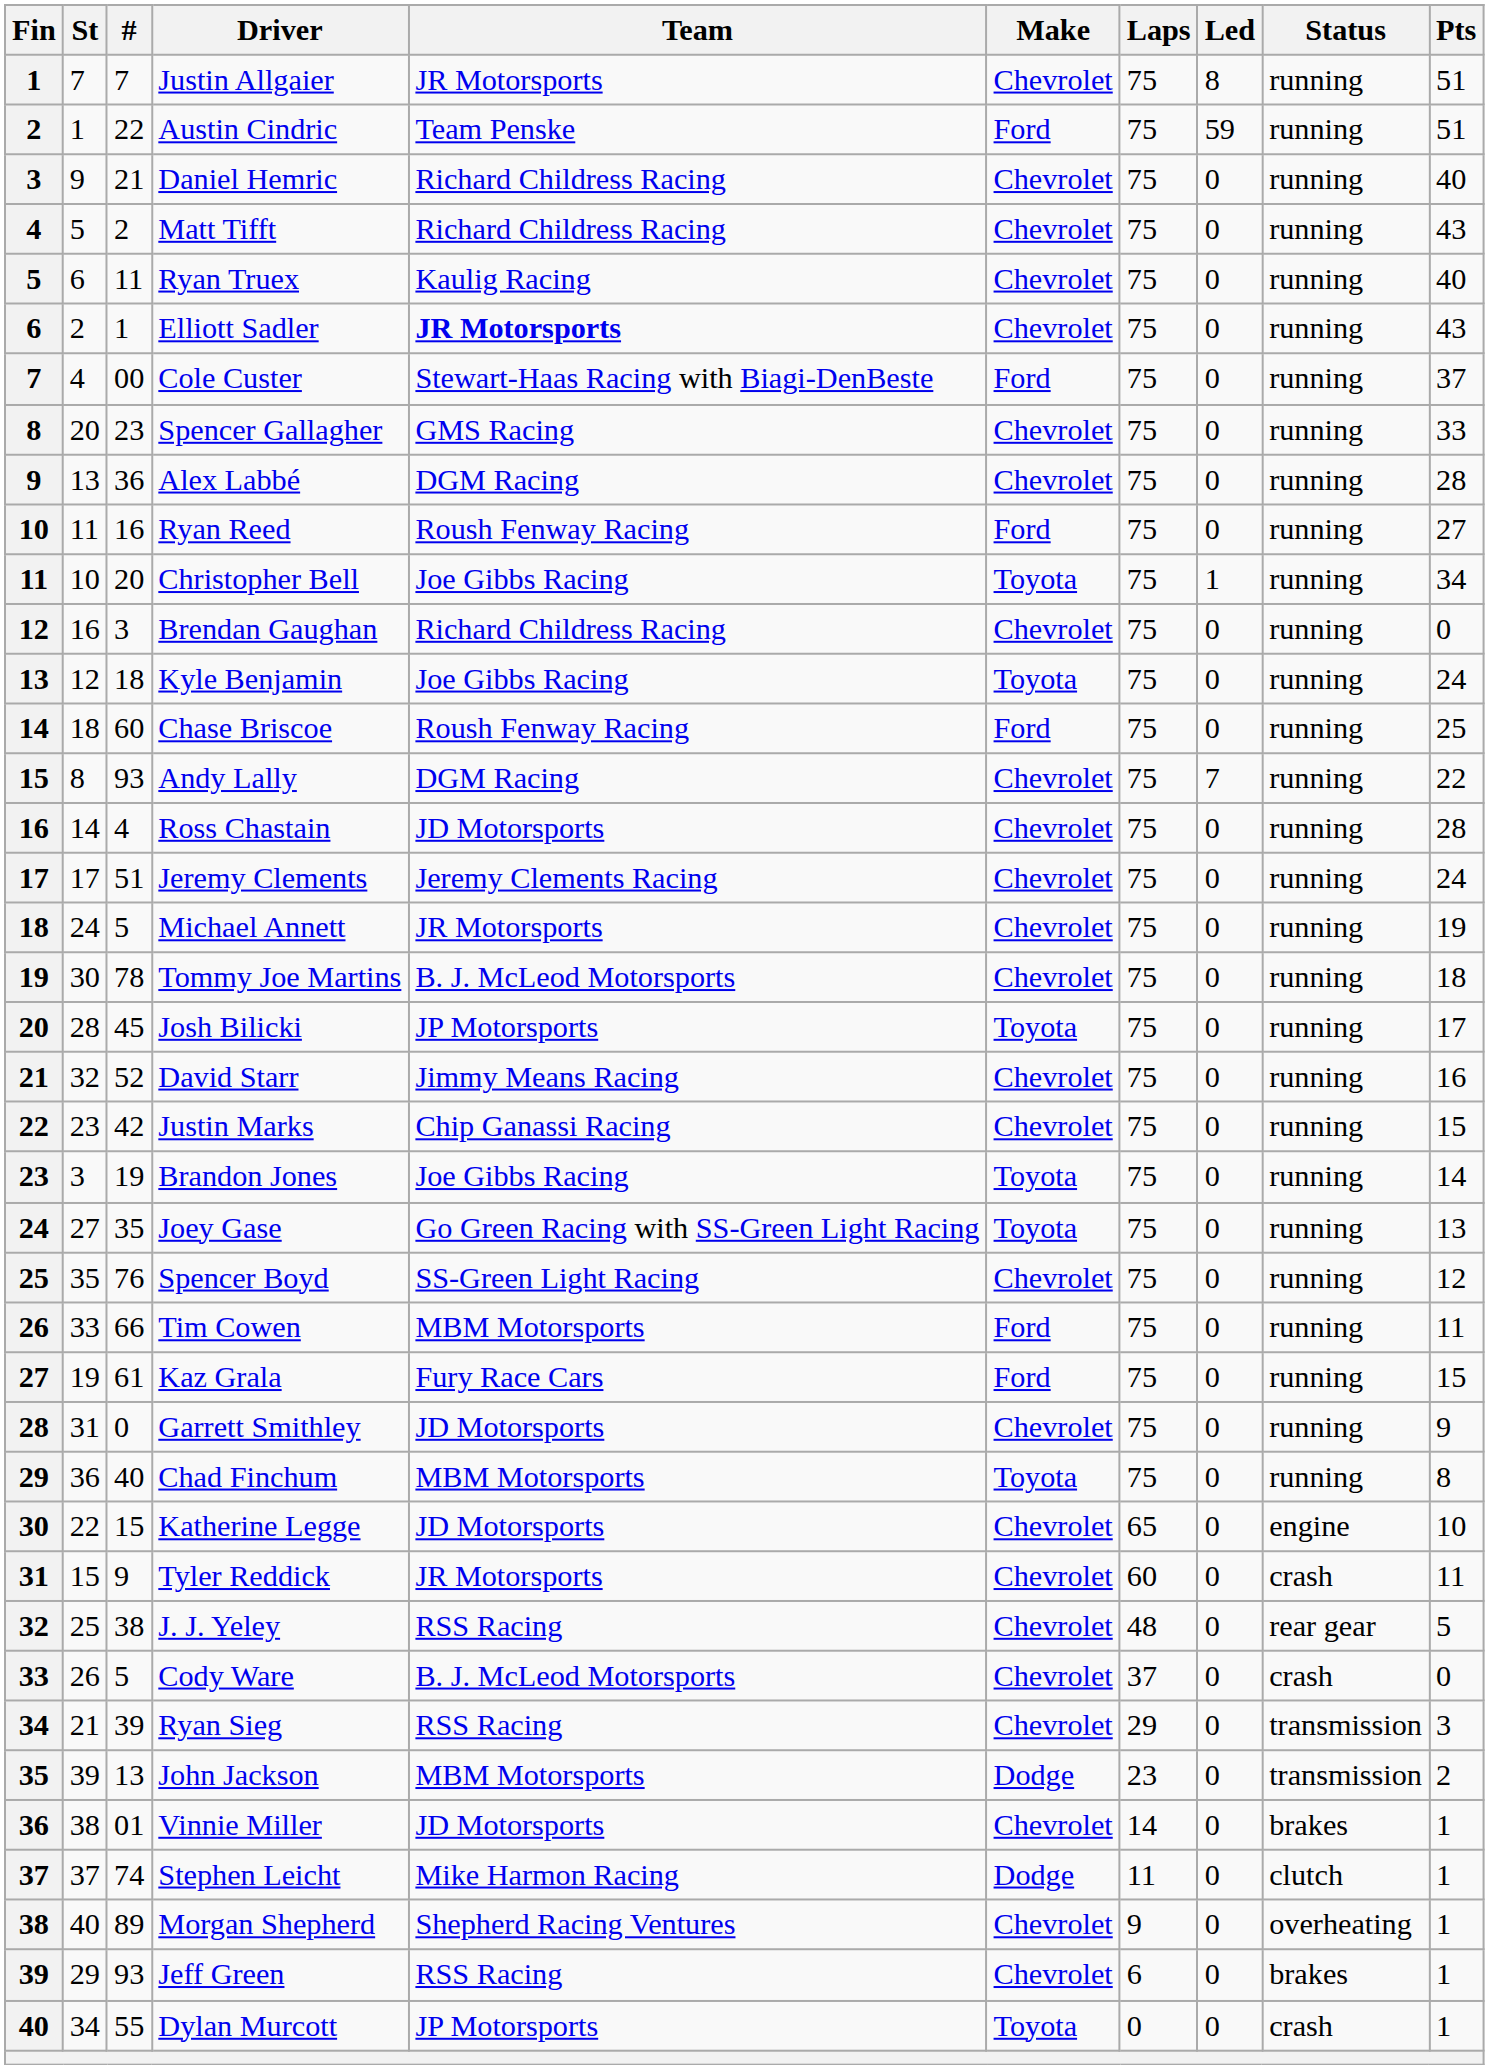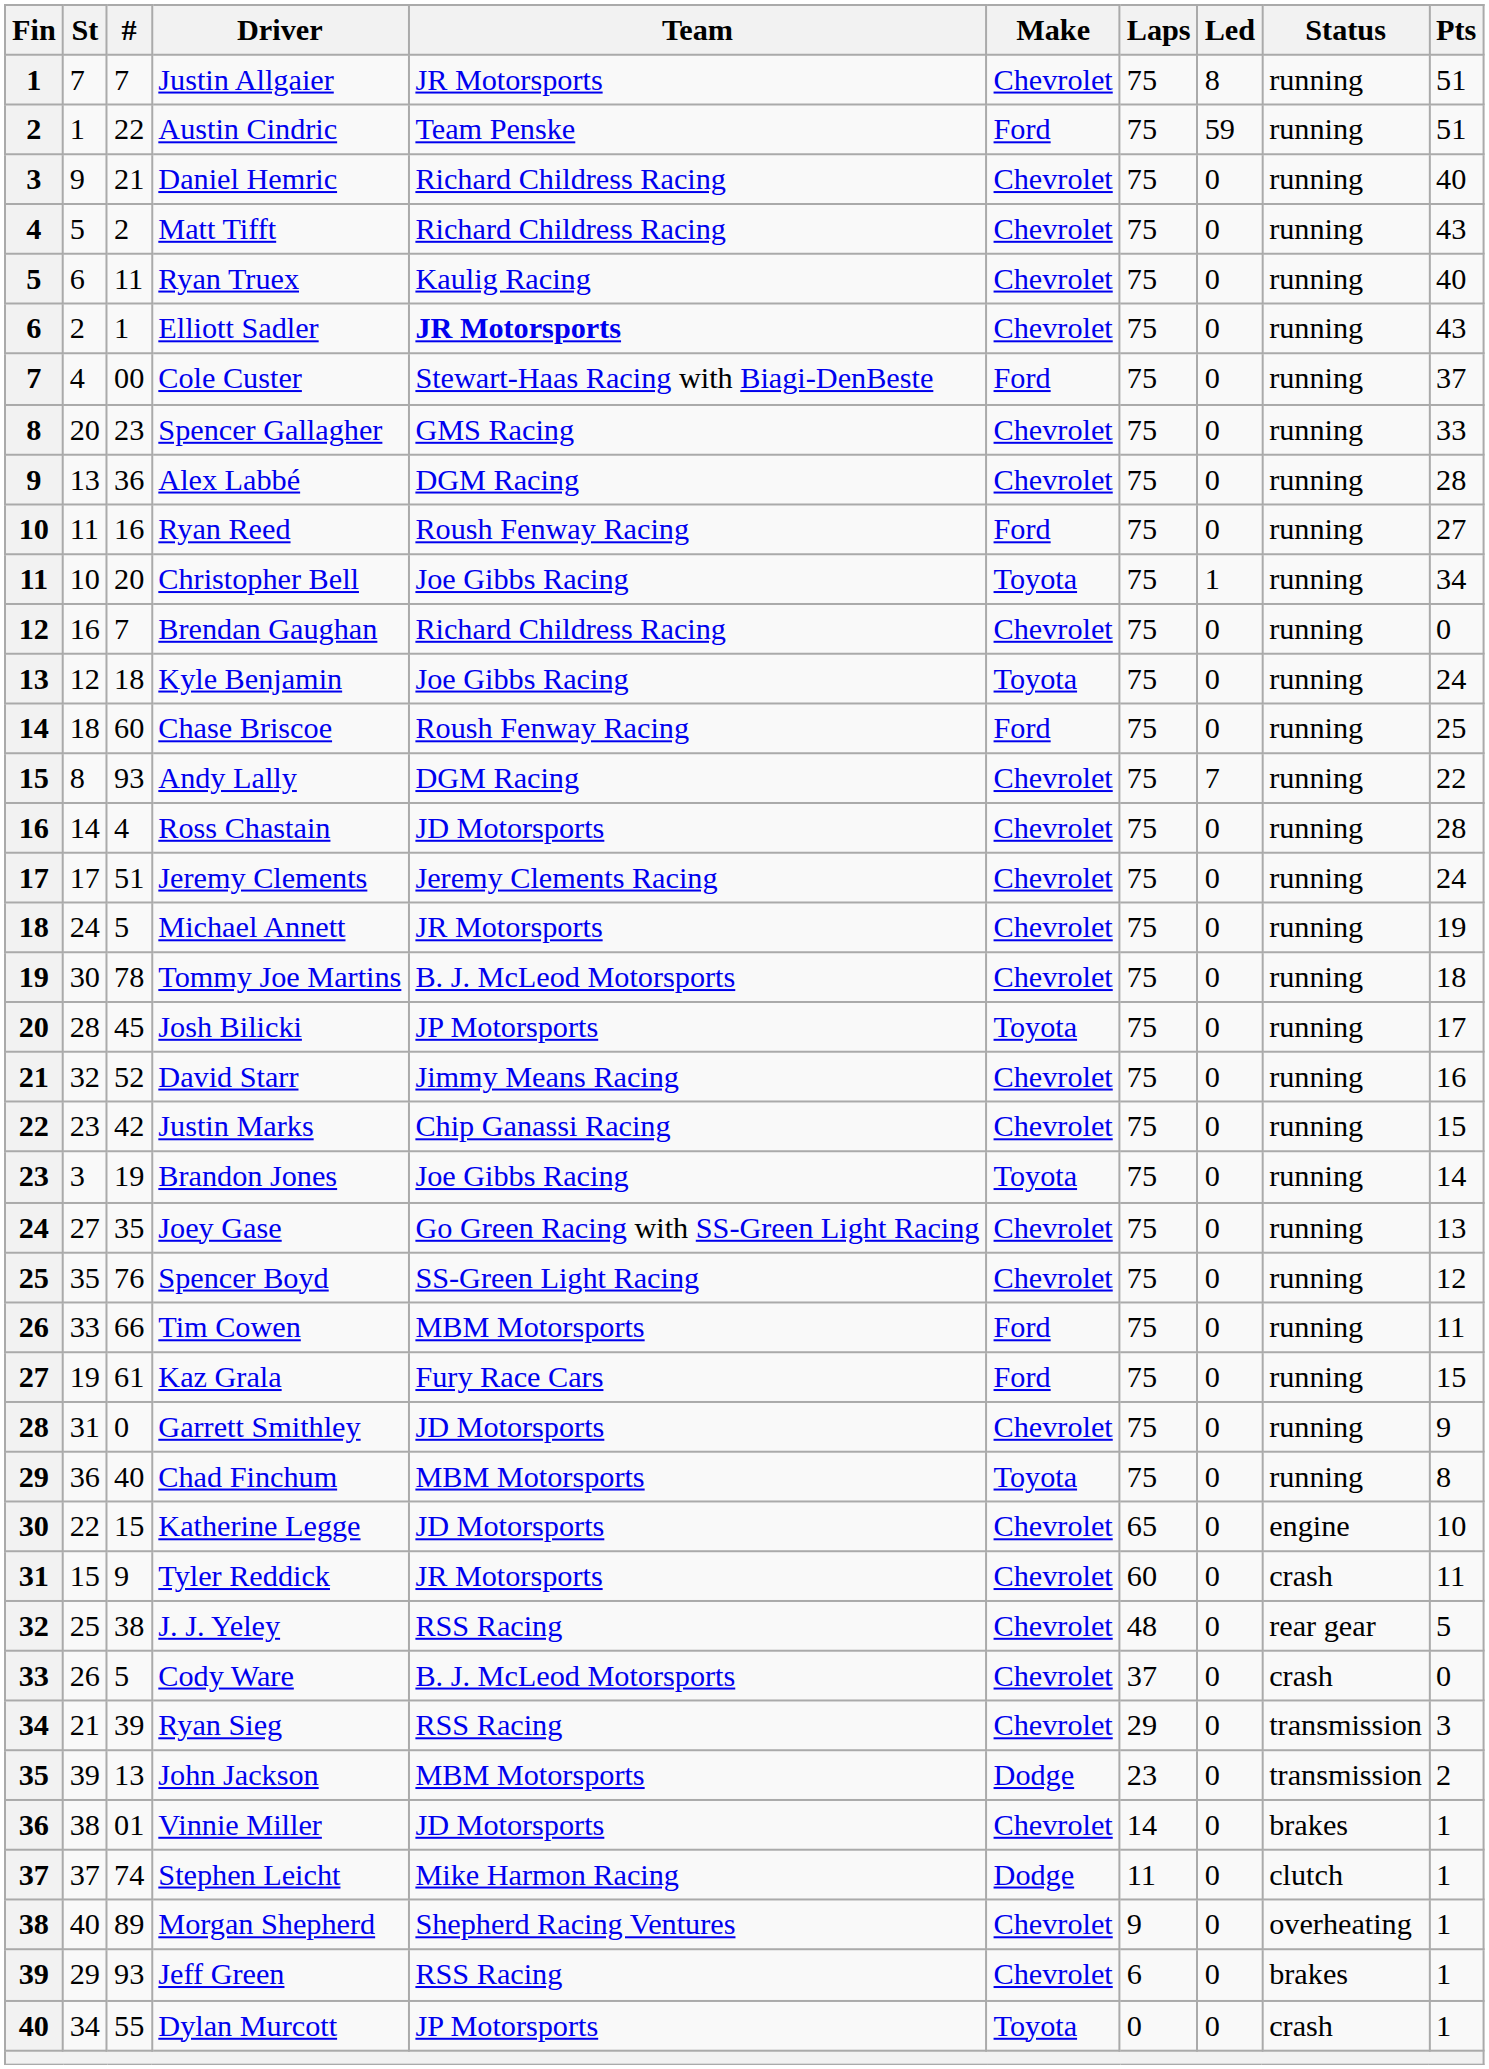(122, 628) 3 -> (122, 628) 7
(1035, 1226) Toyota -> (1053, 1226) Chevrolet
